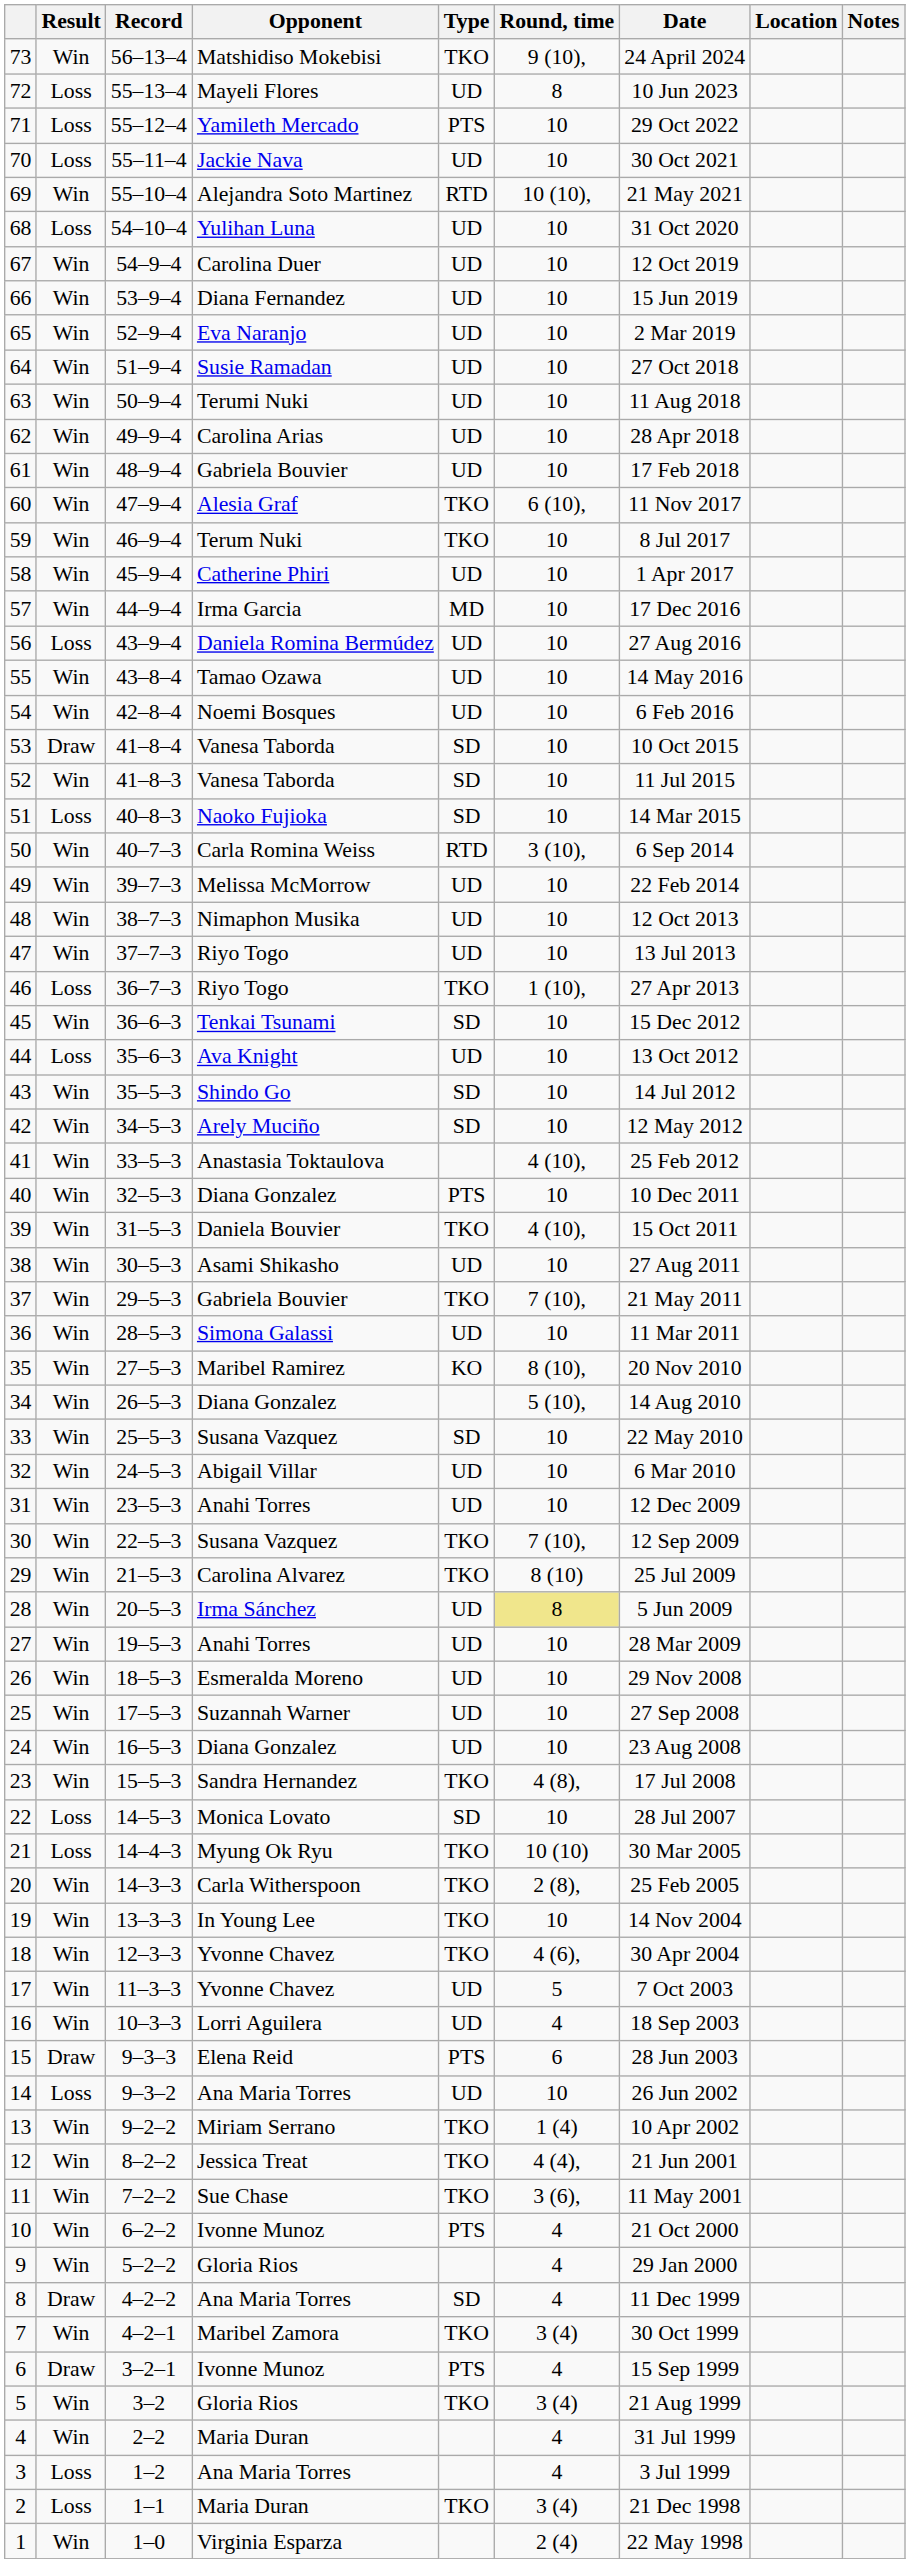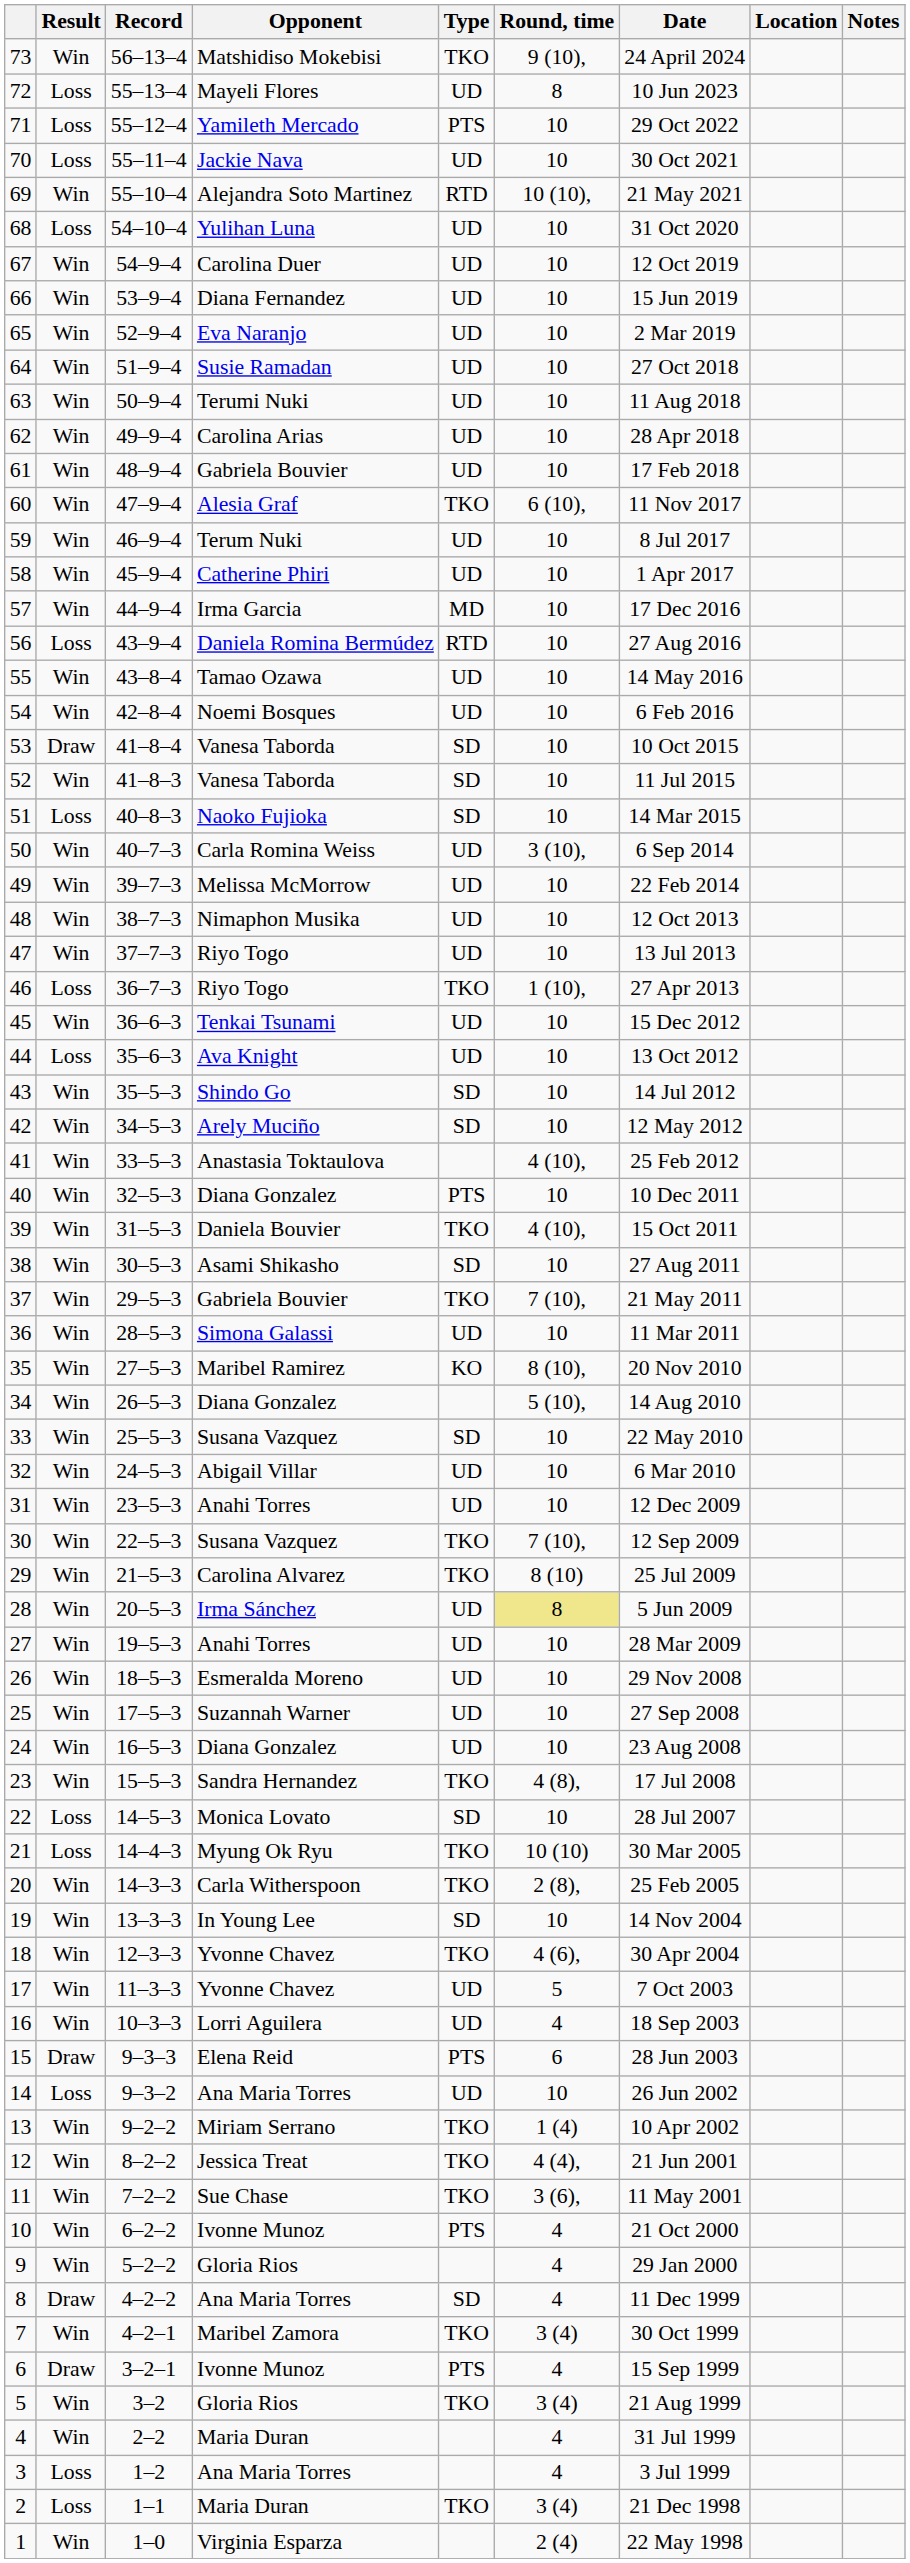(467, 539) TKO -> (467, 539) UD
(467, 642) UD -> (467, 642) RTD
(467, 849) RTD -> (467, 849) UD
(467, 1022) SD -> (467, 1022) UD
(467, 1264) UD -> (467, 1264) SD
(467, 1919) TKO -> (467, 1919) SD
